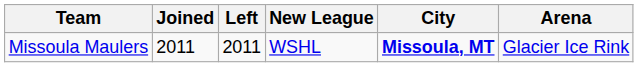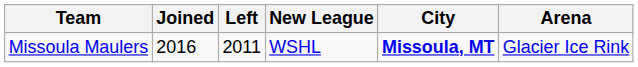(176, 47) 2011 -> (176, 47) 2016
